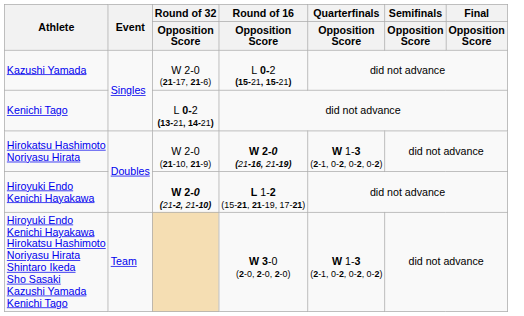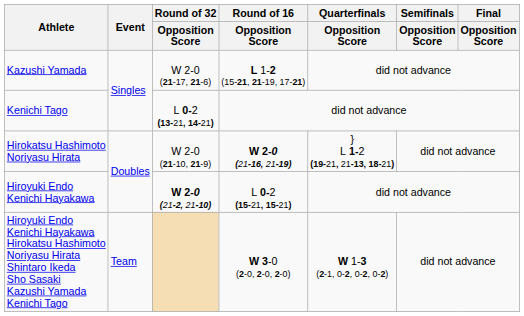(263, 76) L 0-2 (15-21, 15-21) -> (263, 76) L 1-2 (15-21, 21-19, 17-21)
(346, 157) W 1-3 (2-1, 0-2, 0-2, 0-2) -> (352, 152) } L 1-2 (19-21, 21-13, 18-21)
(263, 198) L 1-2 (15-21, 21-19, 17-21) -> (263, 198) L 0-2 (15-21, 15-21)
